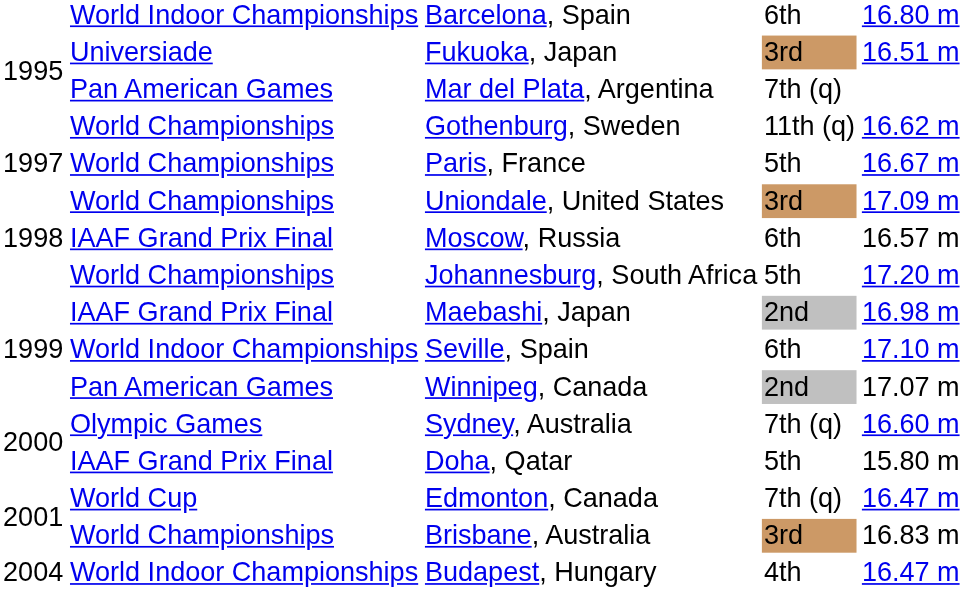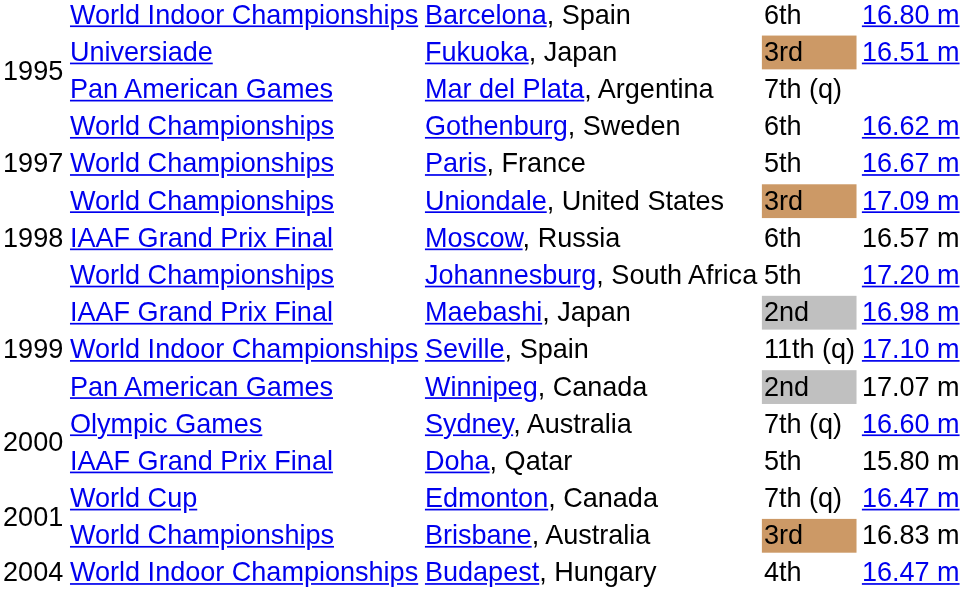(810, 126) 11th (q) -> (783, 126) 6th
(783, 349) 6th -> (810, 349) 11th (q)
